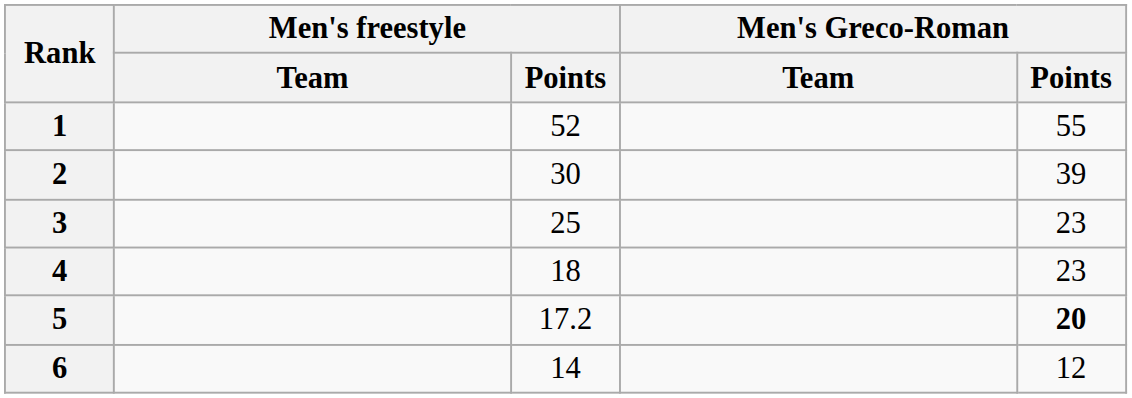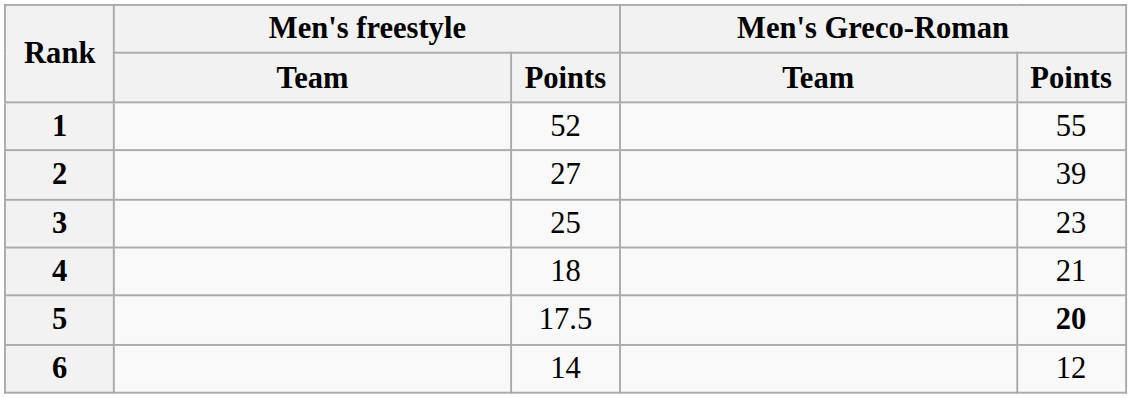(565, 174) 30 -> (565, 174) 27
(1071, 271) 23 -> (1071, 271) 21
(565, 319) 17.2 -> (565, 319) 17.5
